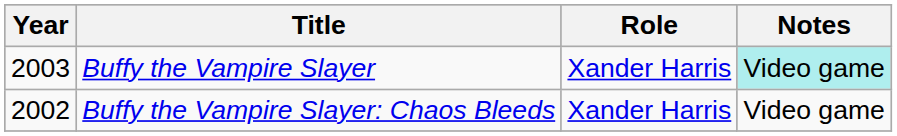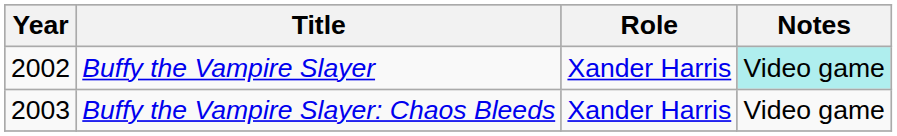(40, 67) 2003 -> (40, 67) 2002
(40, 109) 2002 -> (40, 109) 2003
